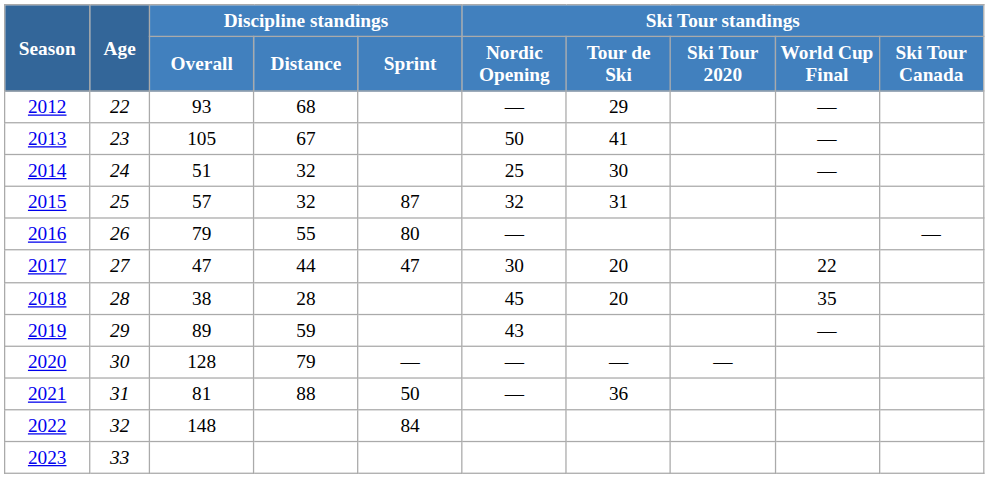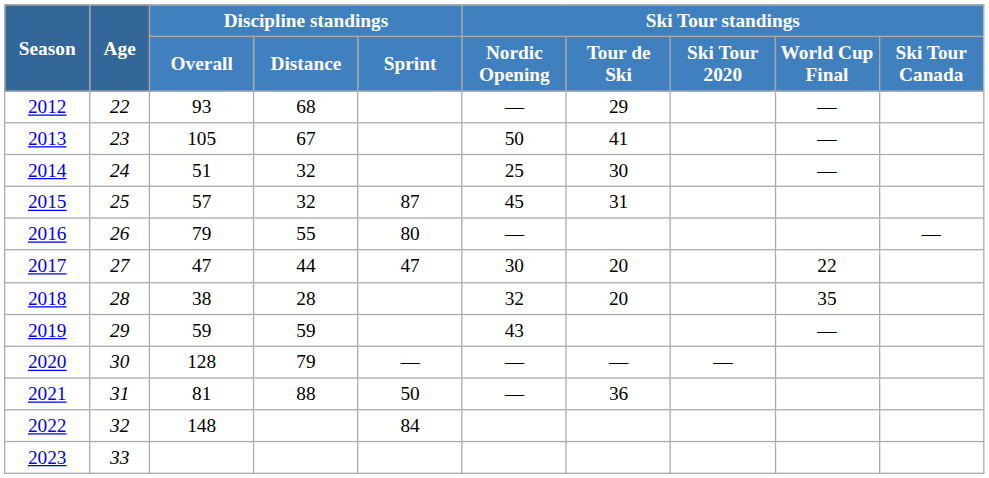(514, 202) 32 -> (514, 202) 45
(514, 298) 45 -> (514, 298) 32
(202, 329) 89 -> (202, 329) 59
